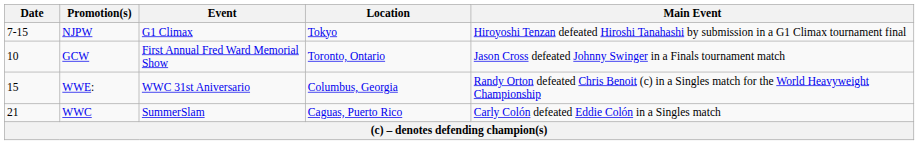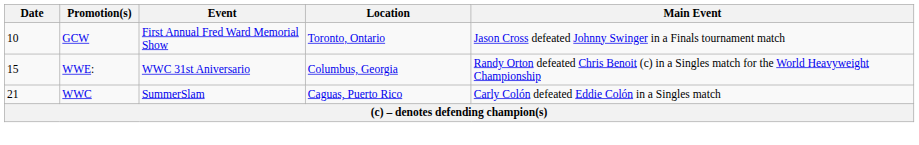- row: (77, 31)
